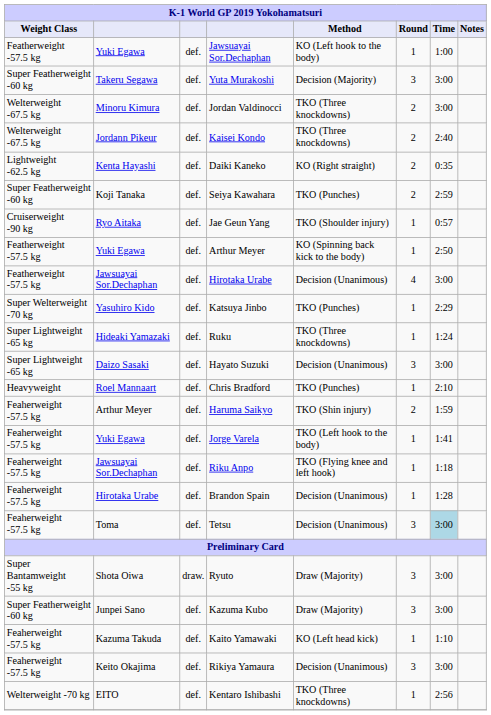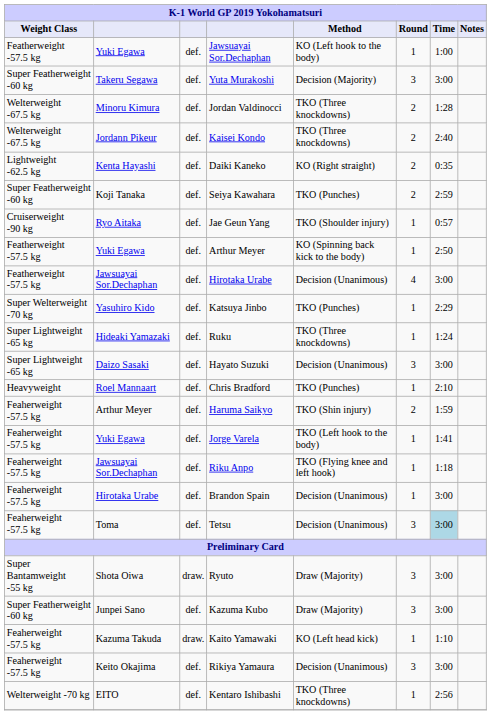(444, 108) 3:00 -> (444, 108) 1:28
(444, 496) 1:28 -> (444, 496) 3:00
(193, 638) def. -> (193, 638) draw.
